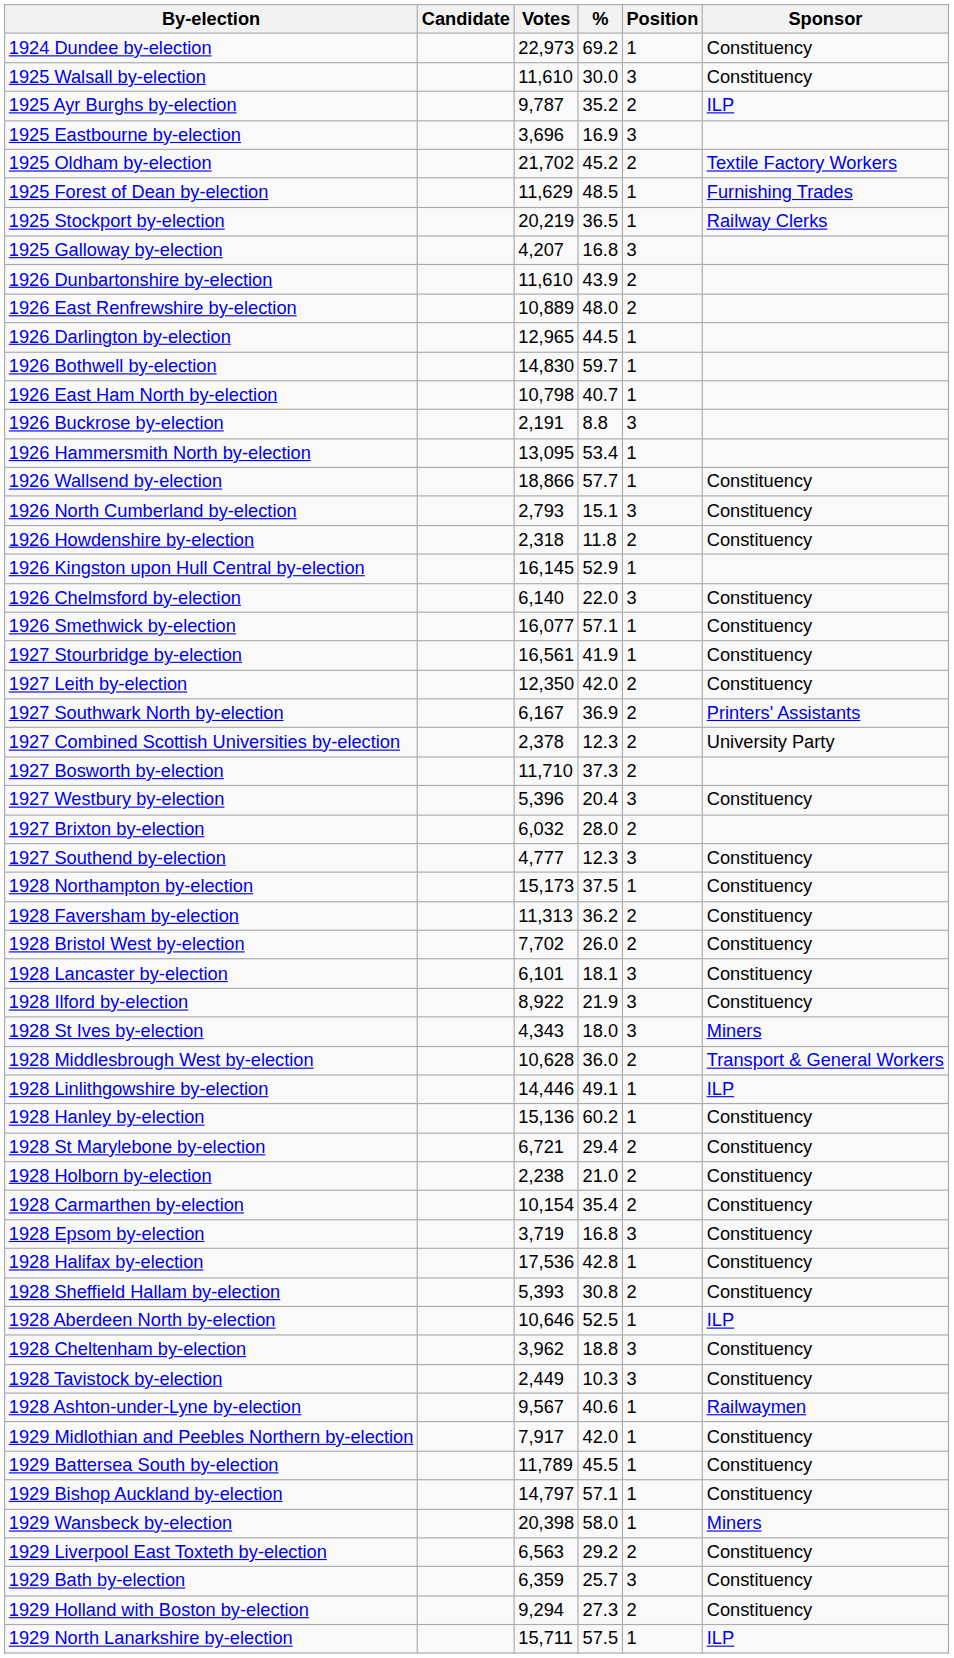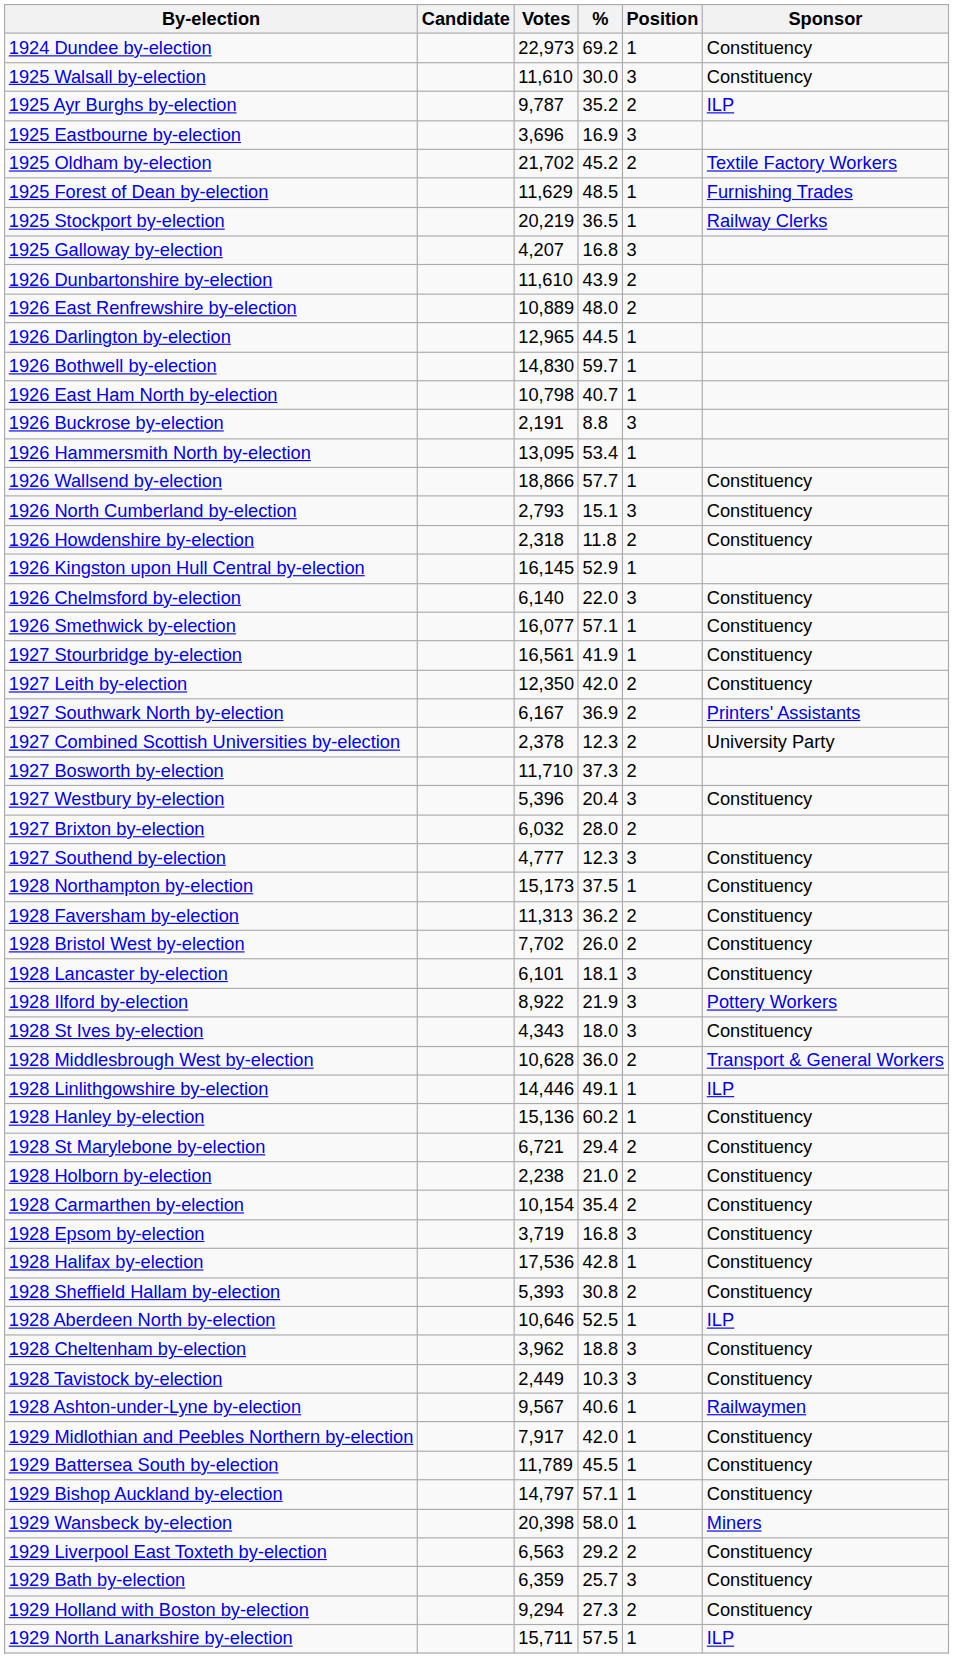(760, 1002) Constituency -> (772, 1002) Pottery Workers
(734, 1031) Miners -> (760, 1031) Constituency
